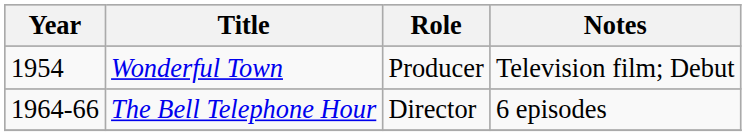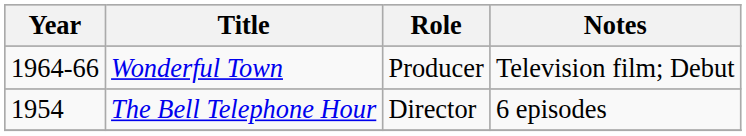(37, 67) 1954 -> (55, 67) 1964-66
(55, 109) 1964-66 -> (37, 109) 1954
